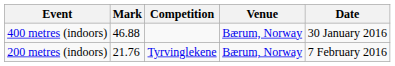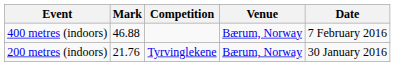(347, 33) 30 January 2016 -> (347, 33) 7 February 2016
(347, 52) 7 February 2016 -> (347, 52) 30 January 2016
